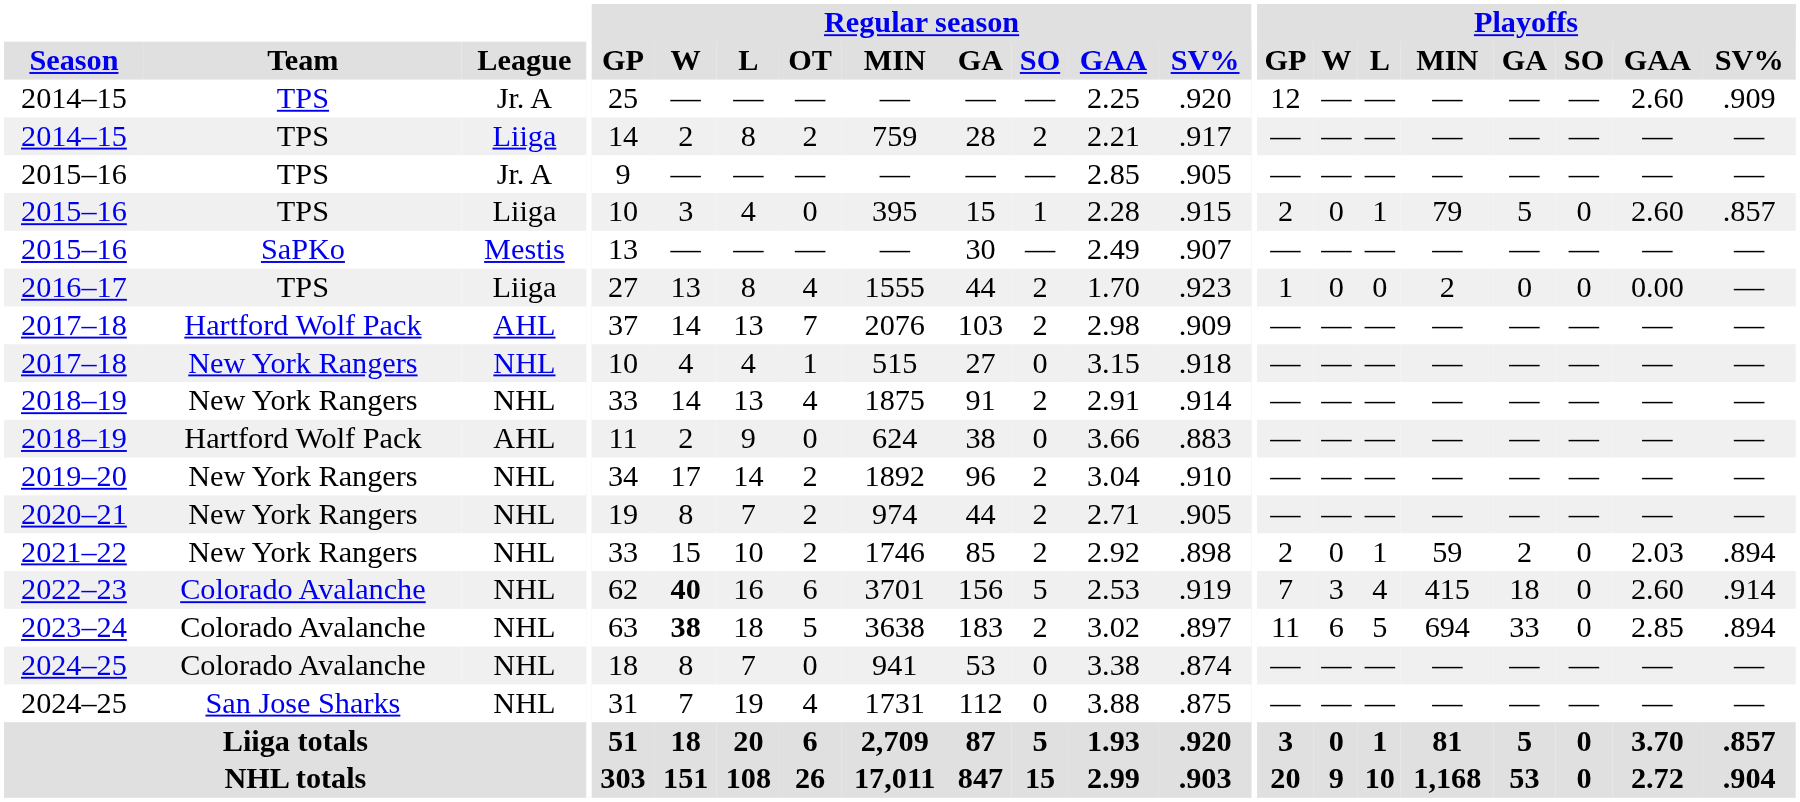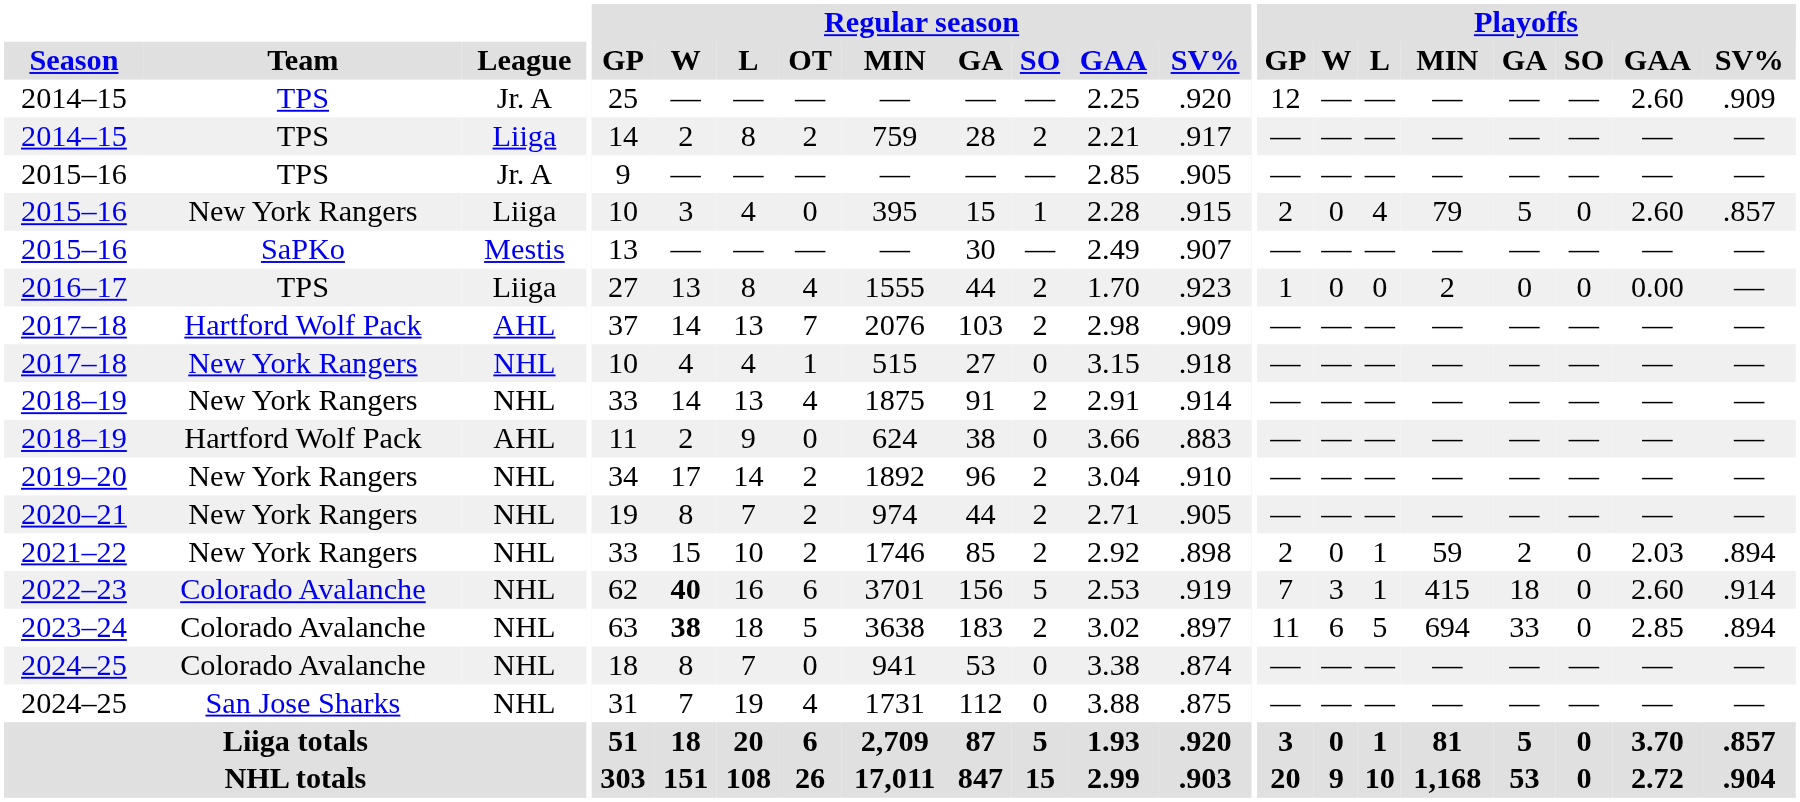(303, 211) TPS -> (303, 211) New York Rangers
(1380, 211) 1 -> (1380, 211) 4
(1380, 589) 4 -> (1380, 589) 1
